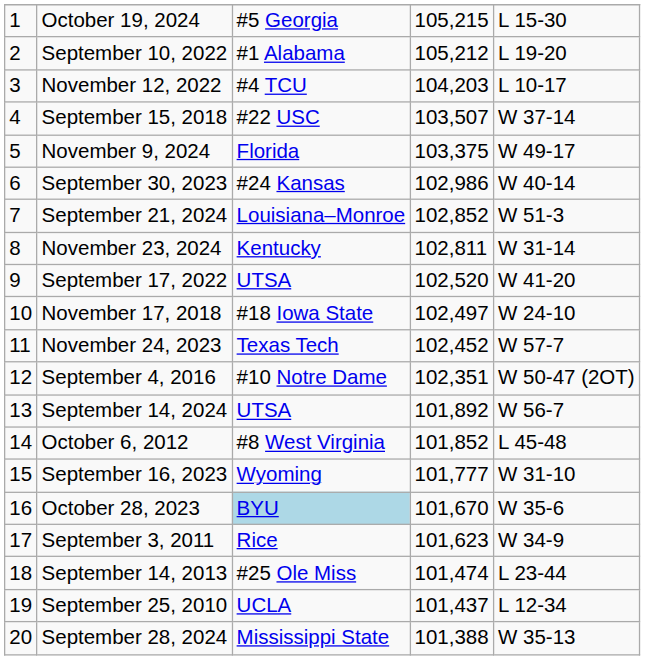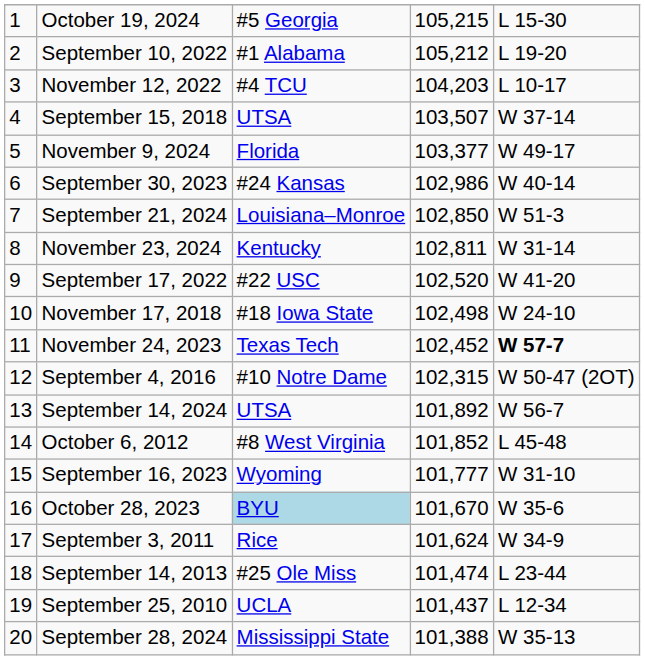(278, 118) #22 USC -> (264, 118) UTSA
(452, 150) 103,375 -> (452, 150) 103,377
(452, 215) 102,852 -> (452, 215) 102,850
(264, 280) UTSA -> (278, 280) #22 USC
(452, 313) 102,497 -> (452, 313) 102,498
(531, 345) normal -> (531, 345) bold
(452, 378) 102,351 -> (452, 378) 102,315
(452, 540) 101,623 -> (452, 540) 101,624
